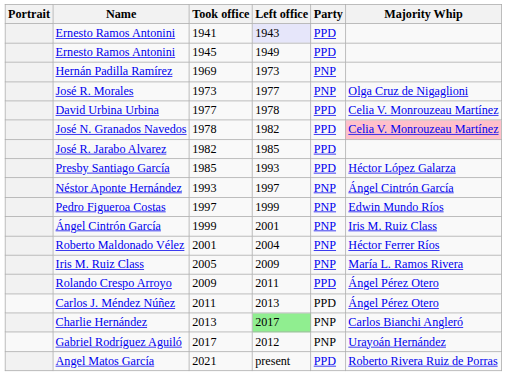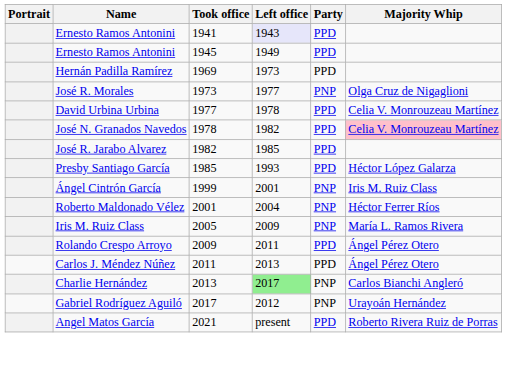(325, 71) PNP -> (325, 71) PPD
- row: (119, 187)
- row: (111, 206)
